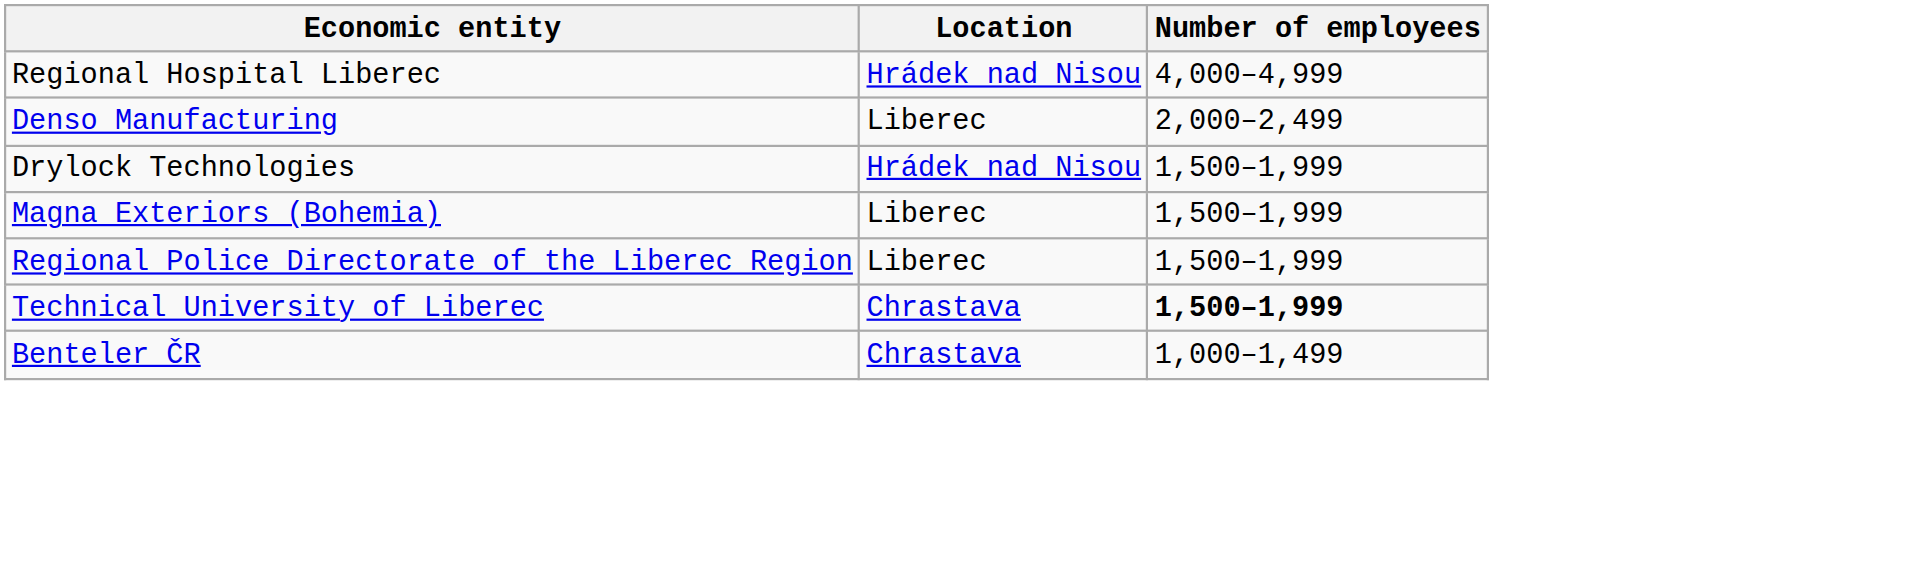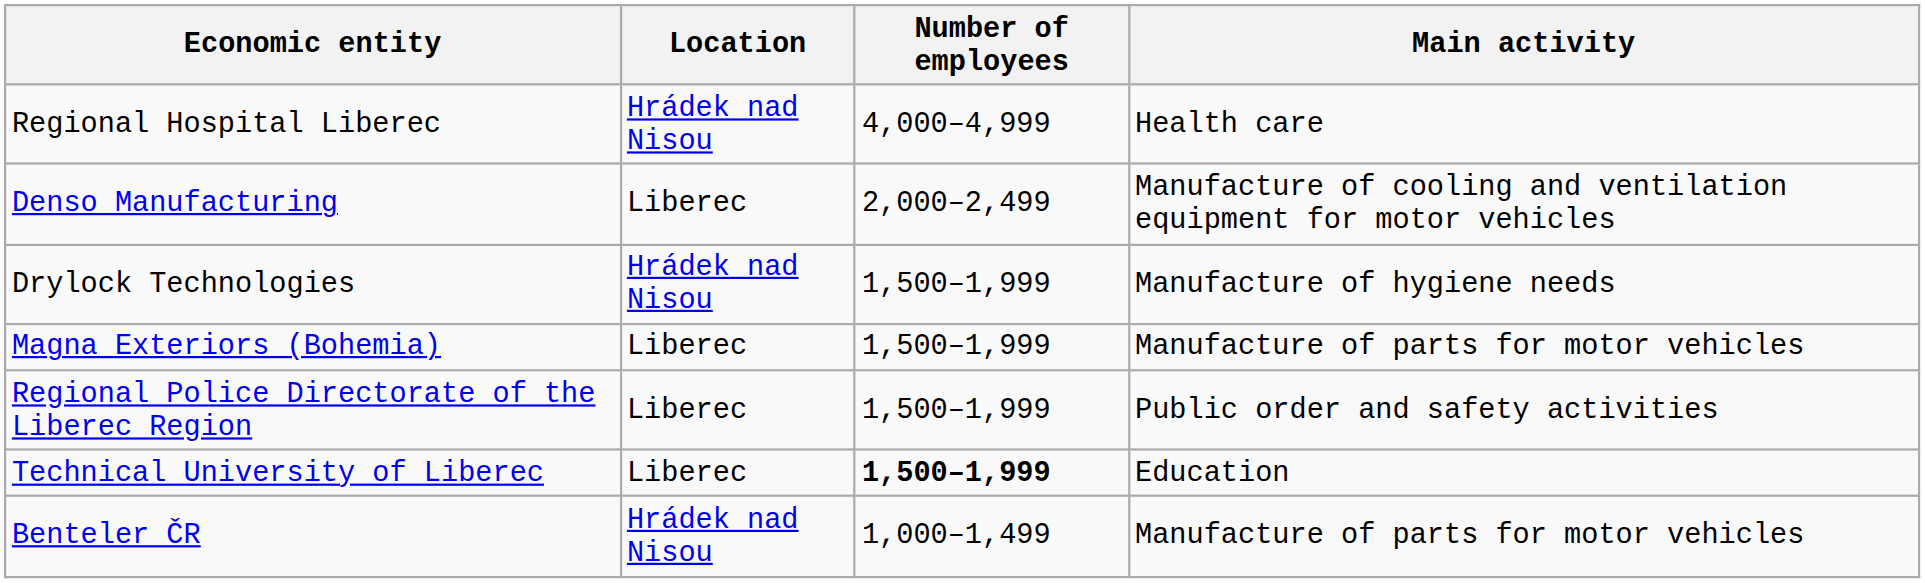+ column: (1524, 45)
(944, 308) Chrastava -> (687, 473) Liberec
(944, 355) Chrastava -> (713, 536) Hrádek nad Nisou
